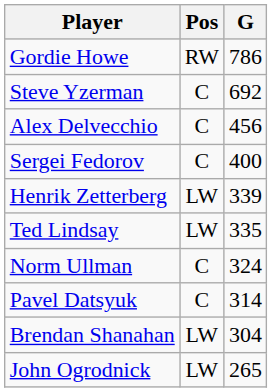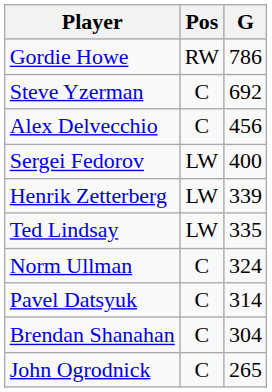(202, 160) C -> (202, 160) LW
(202, 334) LW -> (202, 334) C
(202, 369) LW -> (202, 369) C
